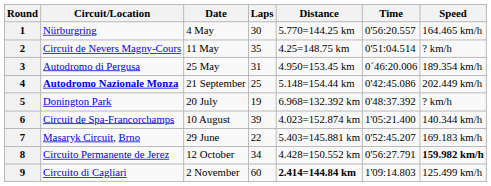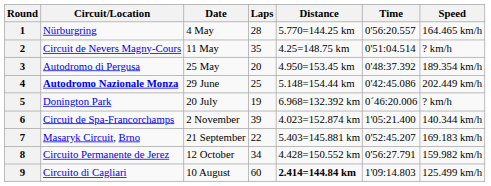(256, 30) 30 -> (256, 30) 28
(256, 66) 31 -> (256, 66) 20
(391, 66) 0´46:20.006 -> (390, 66) 0'48:37.392
(216, 83) 21 September -> (203, 83) 29 June
(390, 101) 0'48:37.392 -> (391, 101) 0´46:20.006
(208, 119) 10 August -> (213, 119) 2 November
(203, 137) 29 June -> (216, 137) 21 September
(453, 154) bold -> (452, 154) normal
(213, 172) 2 November -> (208, 172) 10 August
